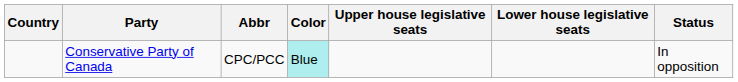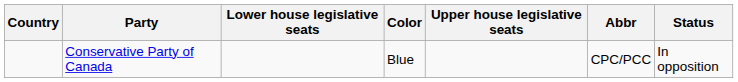columns swapped: (254, 22) <-> (573, 22)
(304, 59) paleturquoise background -> (400, 59) no background
